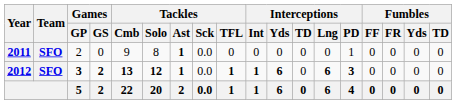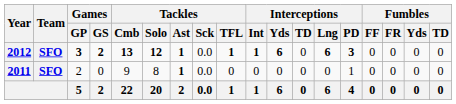rows swapped: (19, 52) <-> (19, 71)
